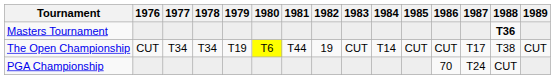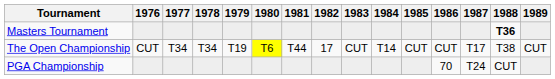(327, 48) 19 -> (327, 48) 17
